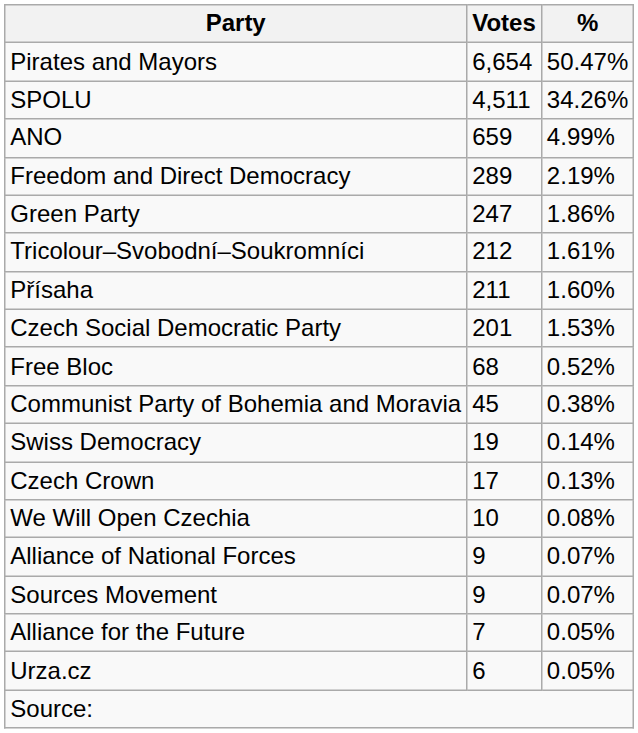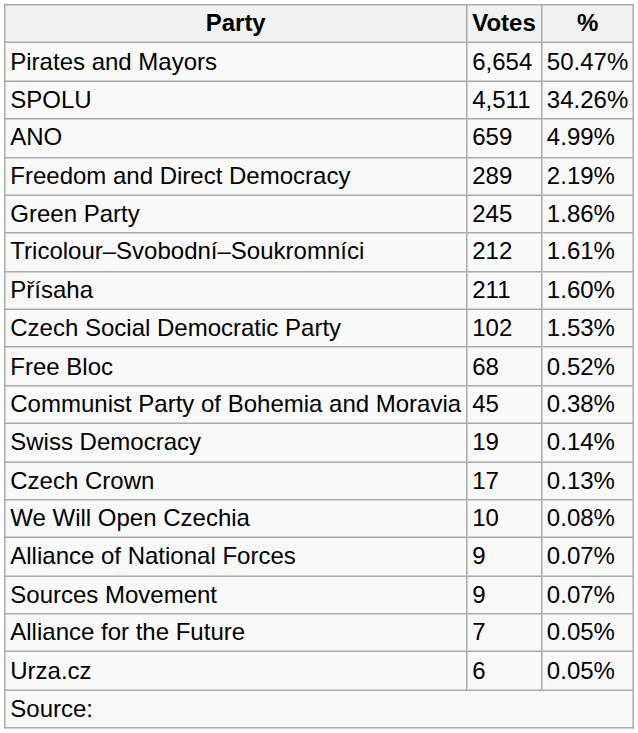(492, 213) 247 -> (492, 213) 245
(492, 328) 201 -> (492, 328) 102
